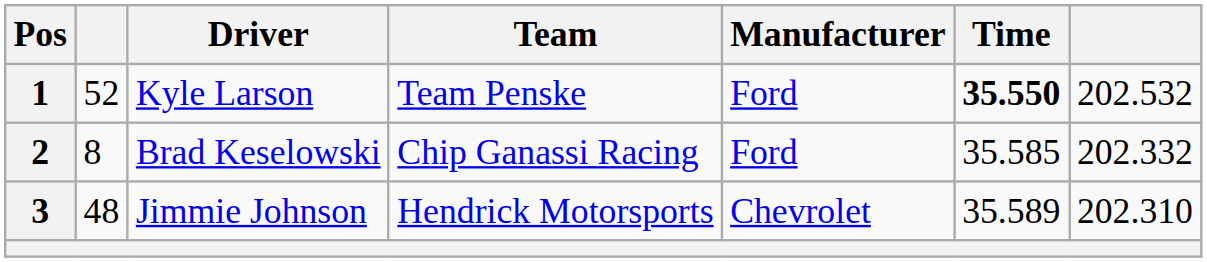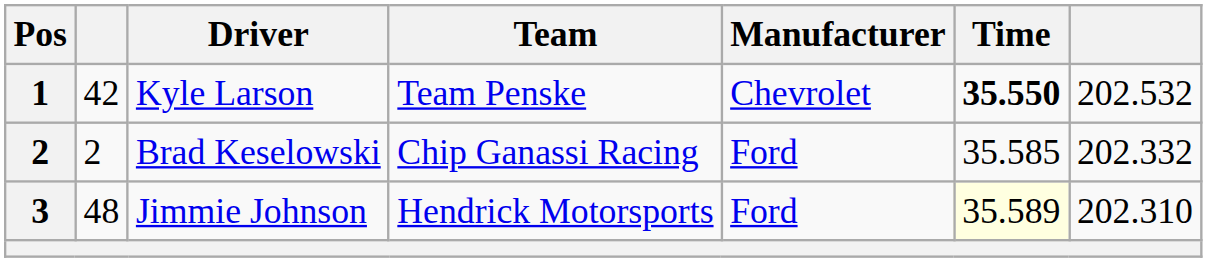(101, 93) 52 -> (101, 93) 42
(764, 93) Ford -> (801, 93) Chevrolet
(93, 151) 8 -> (93, 151) 2
(801, 210) Chevrolet -> (764, 210) Ford
(1011, 210) no background -> (1011, 210) lightyellow background
